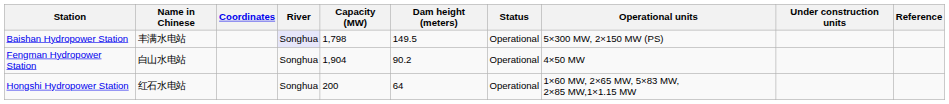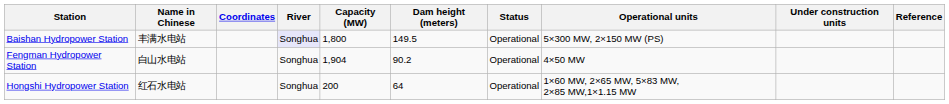(334, 39) 1,798 -> (334, 39) 1,800
